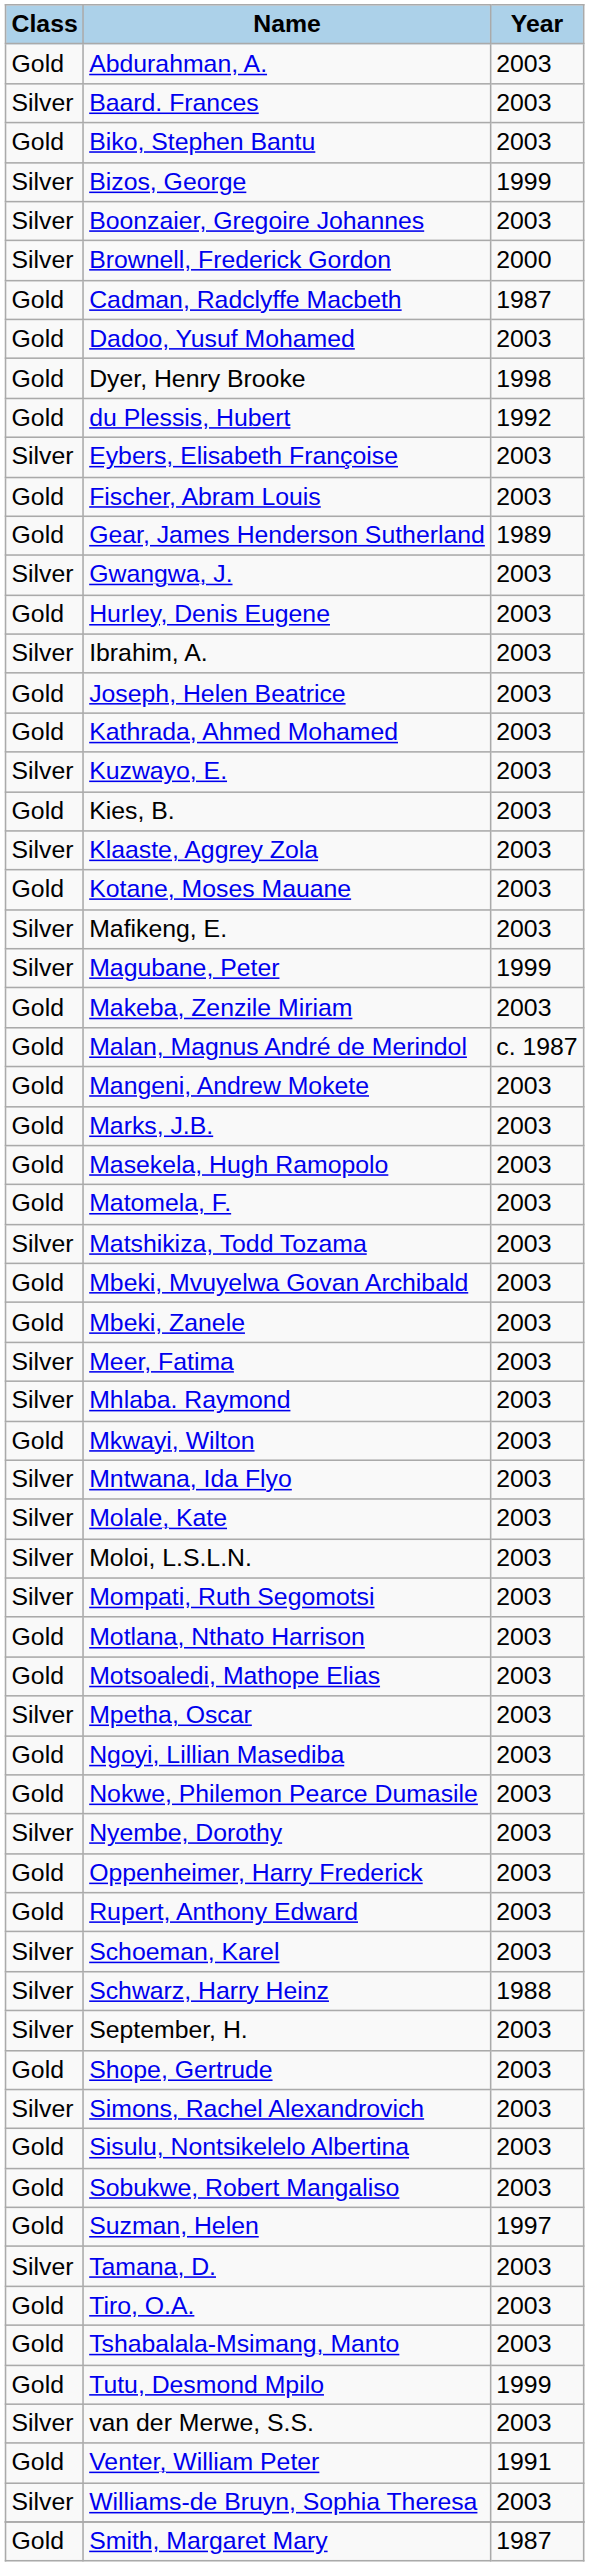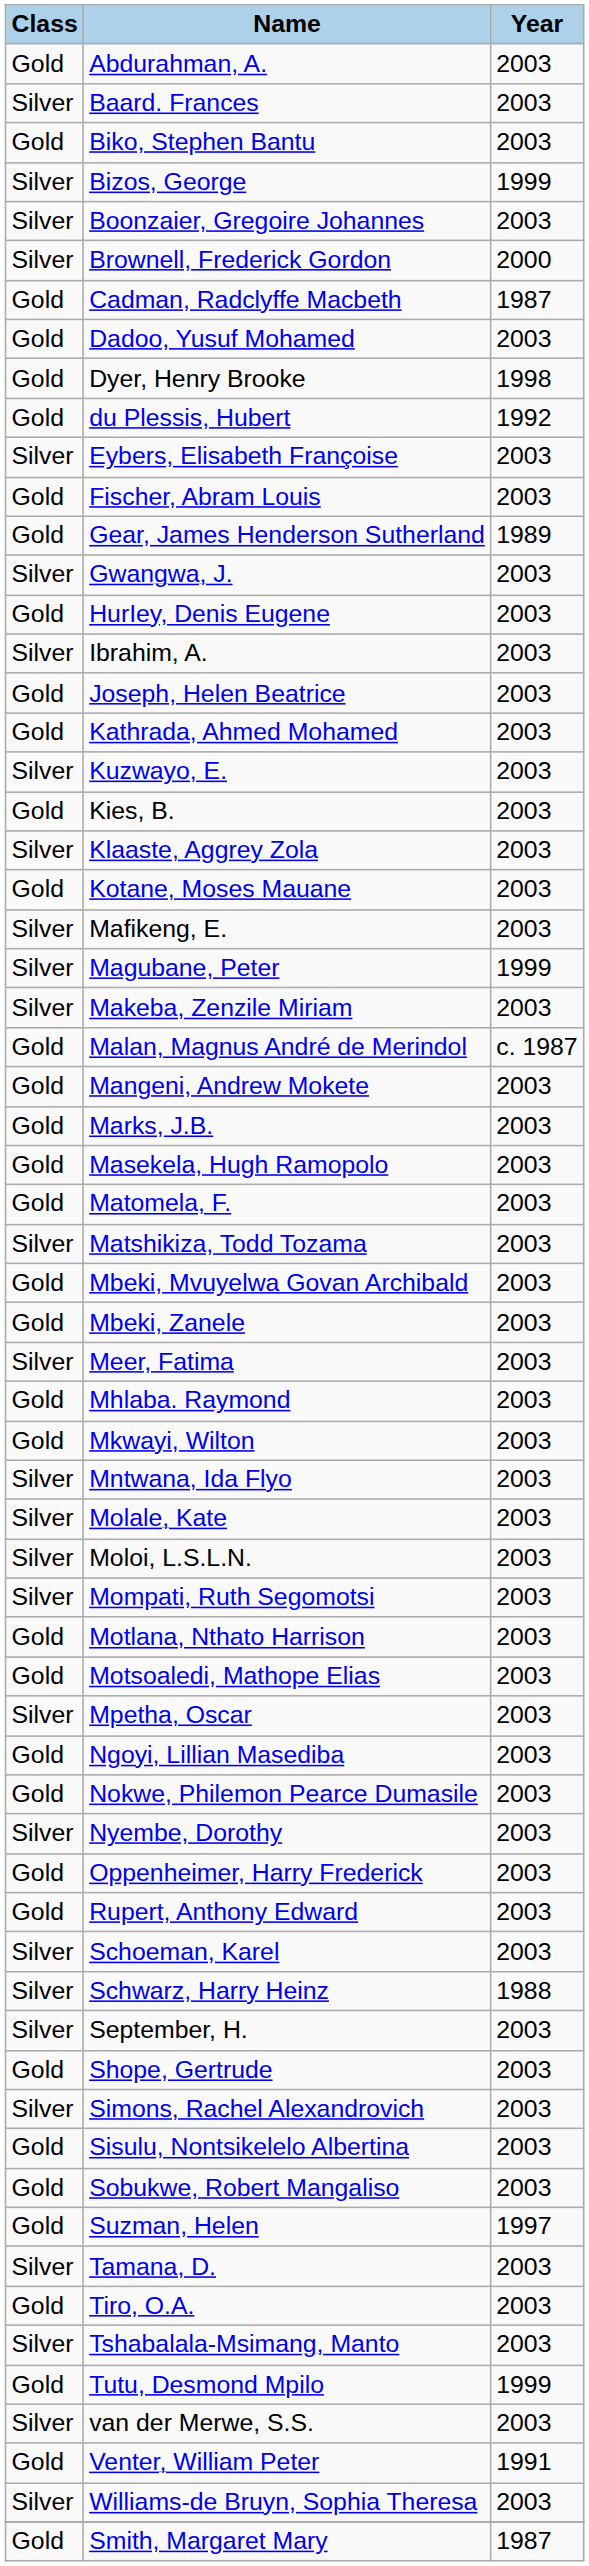(38, 1007) Gold -> (43, 1007) Silver
(43, 1400) Silver -> (38, 1400) Gold
(38, 2344) Gold -> (43, 2344) Silver
